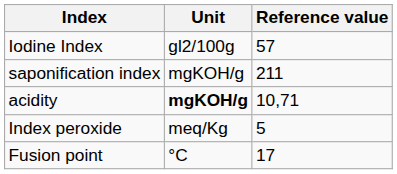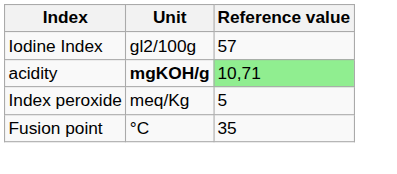- row: (84, 73)
(278, 100) no background -> (239, 73) lightgreen background
(266, 155) 17 -> (227, 127) 35
